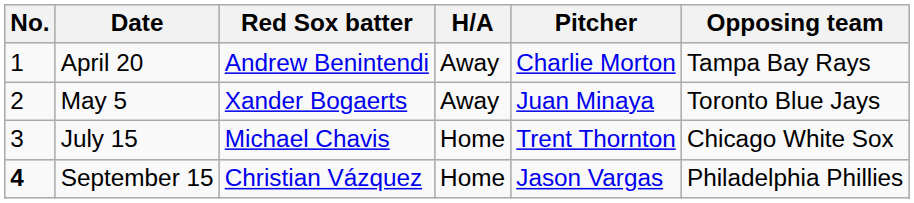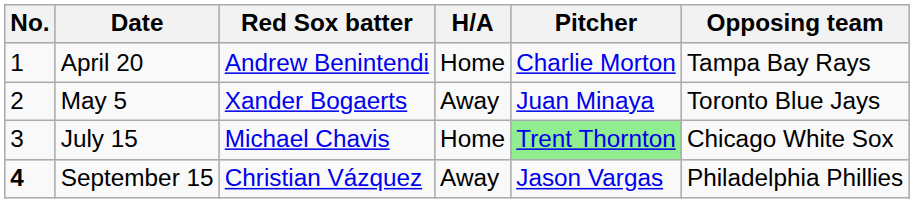(470, 62) Away -> (473, 62) Home
(596, 139) no background -> (596, 139) lightgreen background
(473, 178) Home -> (470, 178) Away
